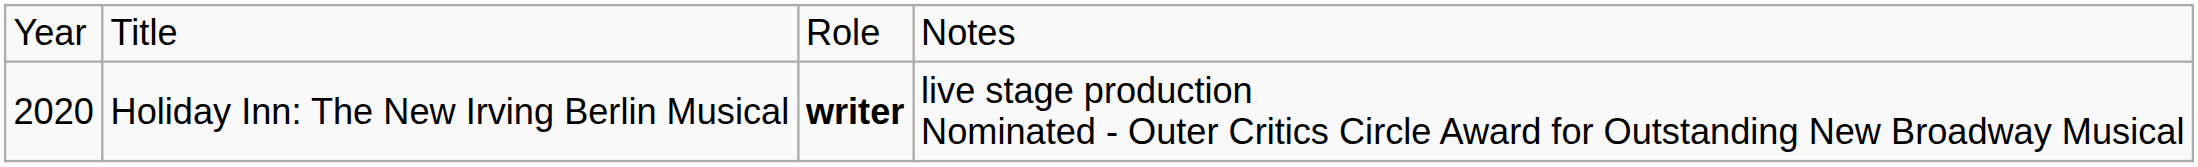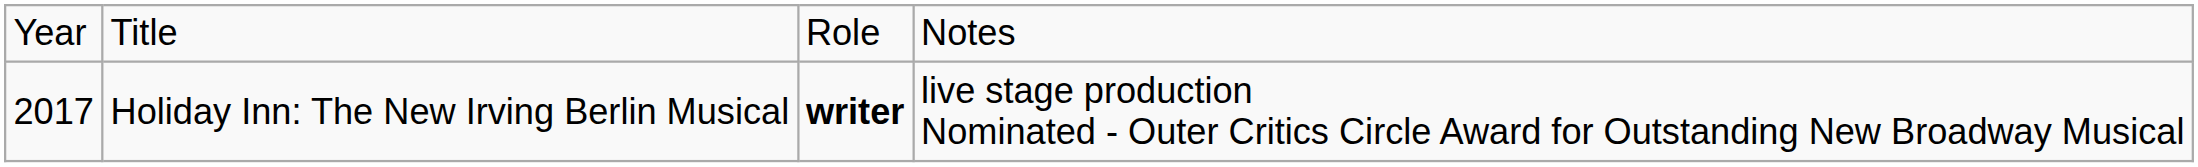(54, 110) 2020 -> (54, 110) 2017
